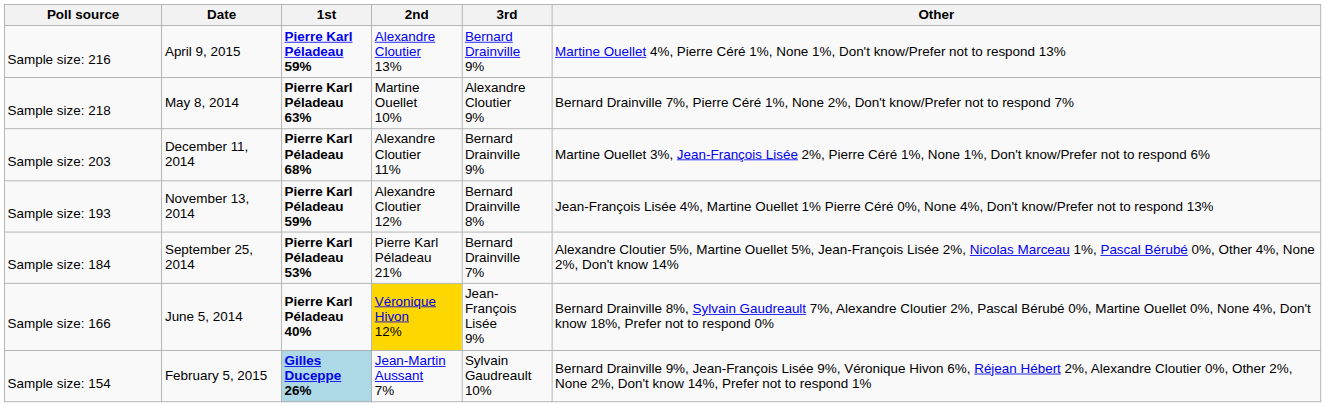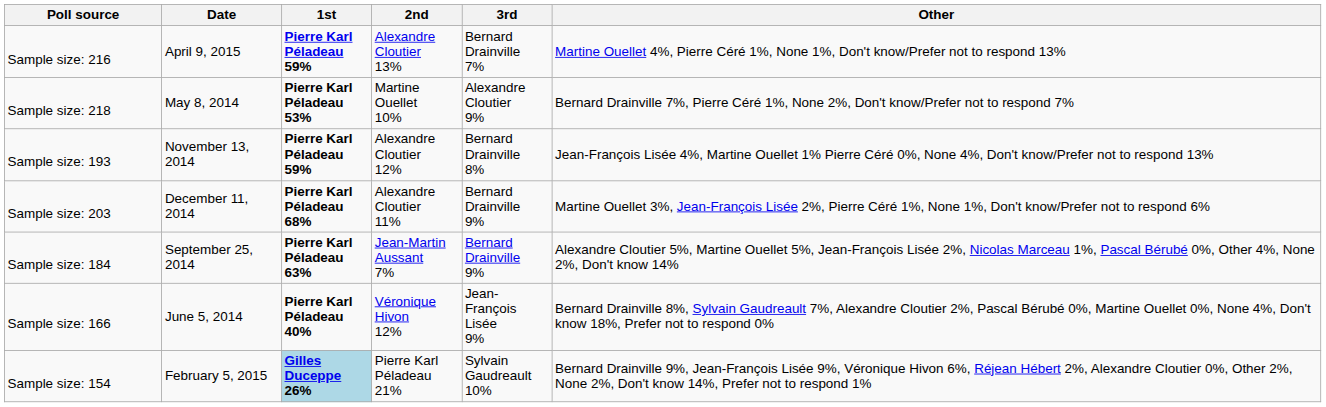(493, 51) Bernard Drainville 9% -> (493, 51) Bernard Drainville 7%
(319, 103) Pierre Karl Péladeau 63% -> (319, 103) Pierre Karl Péladeau 53%
rows swapped: (59, 162) <-> (59, 213)
(319, 257) Pierre Karl Péladeau 53% -> (319, 257) Pierre Karl Péladeau 63%
(406, 257) Pierre Karl Péladeau 21% -> (410, 257) Jean-Martin Aussant 7%
(493, 257) Bernard Drainville 7% -> (493, 257) Bernard Drainville 9%
(405, 316) gold background -> (405, 316) no background
(410, 376) Jean-Martin Aussant 7% -> (406, 376) Pierre Karl Péladeau 21%
